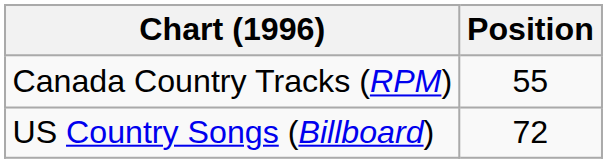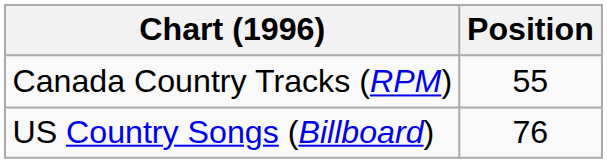(530, 132) 72 -> (530, 132) 76
